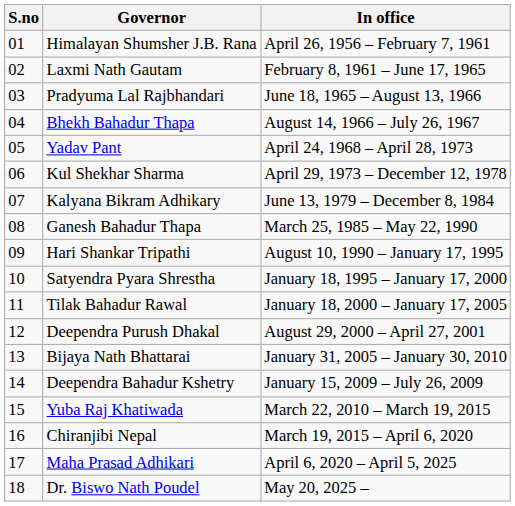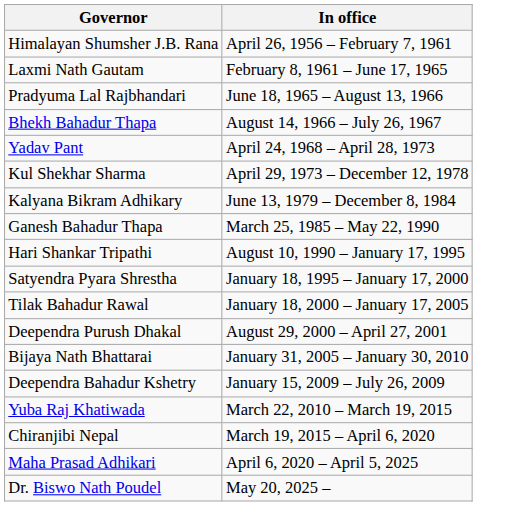- column: (24, 17)
